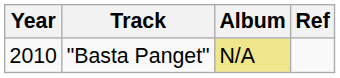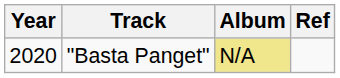(33, 55) 2010 -> (33, 55) 2020
